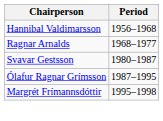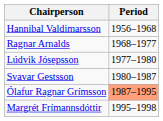+ row: (43, 60)
(134, 76) no background -> (134, 92) lightsalmon background
